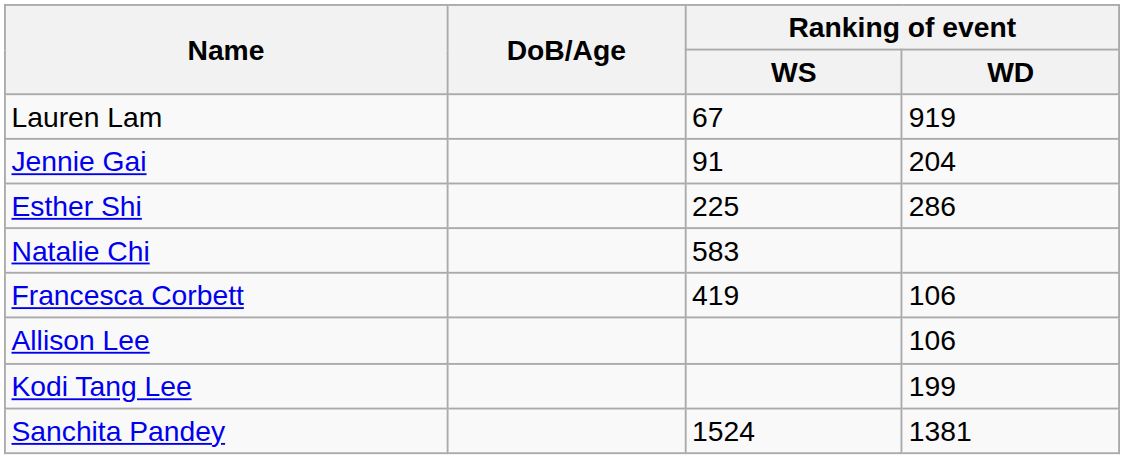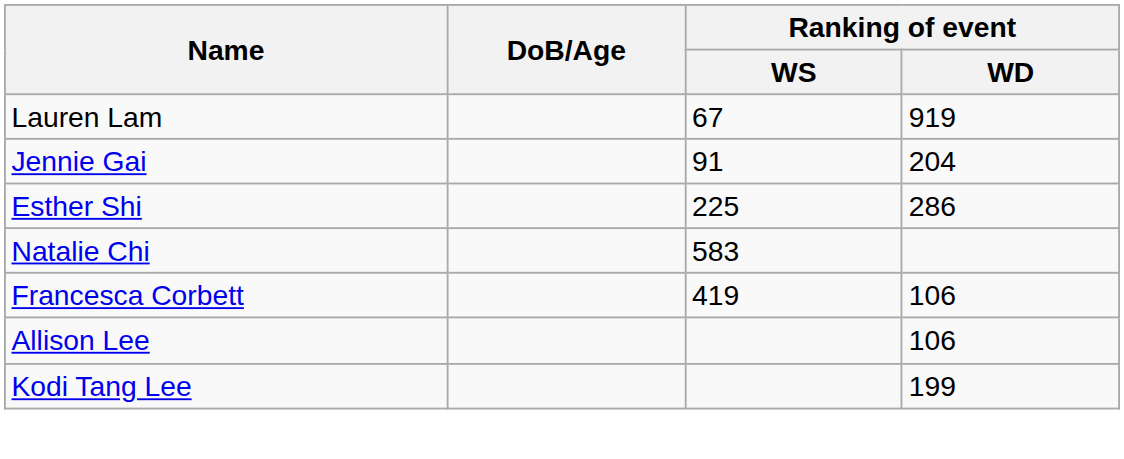- row: (118, 430)
